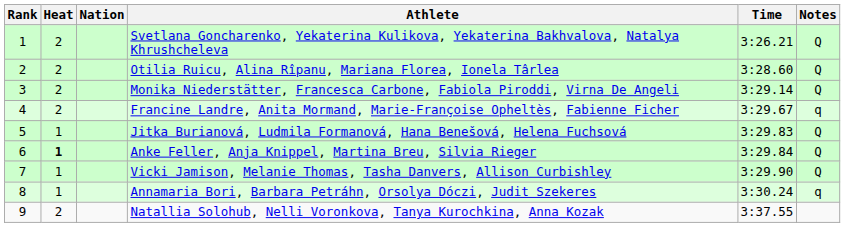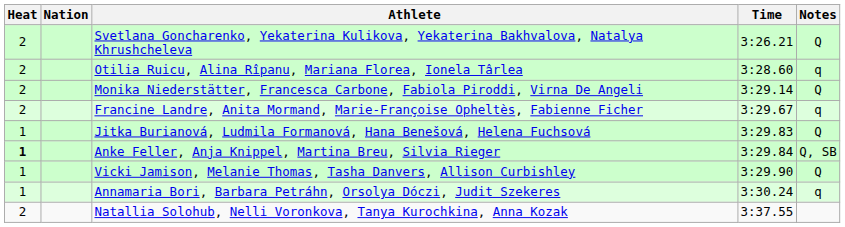- column: (22, 15)
(818, 70) Q -> (818, 70) q
(818, 151) Q -> (818, 151) Q, SB
